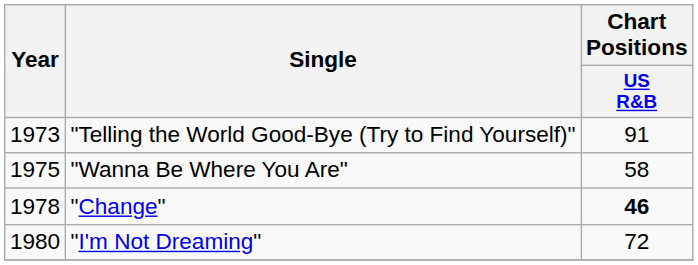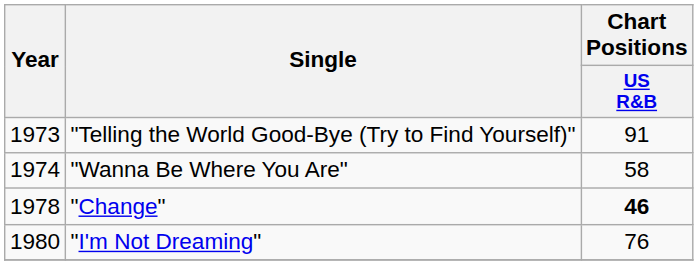(35, 170) 1975 -> (35, 170) 1974
(637, 242) 72 -> (637, 242) 76
